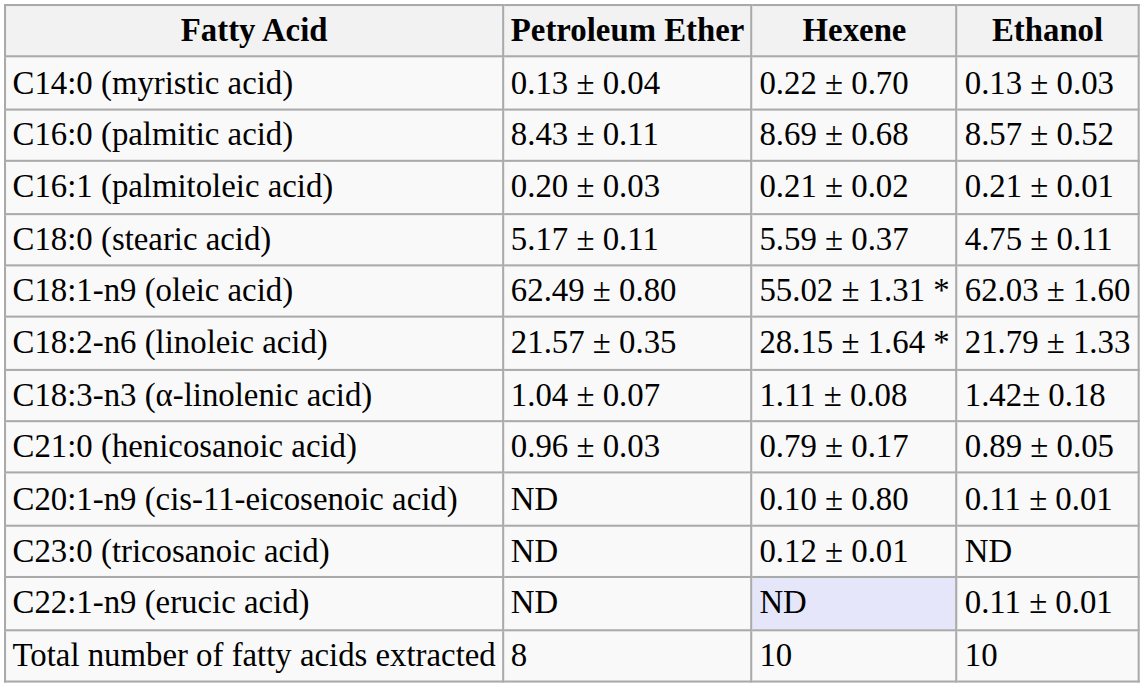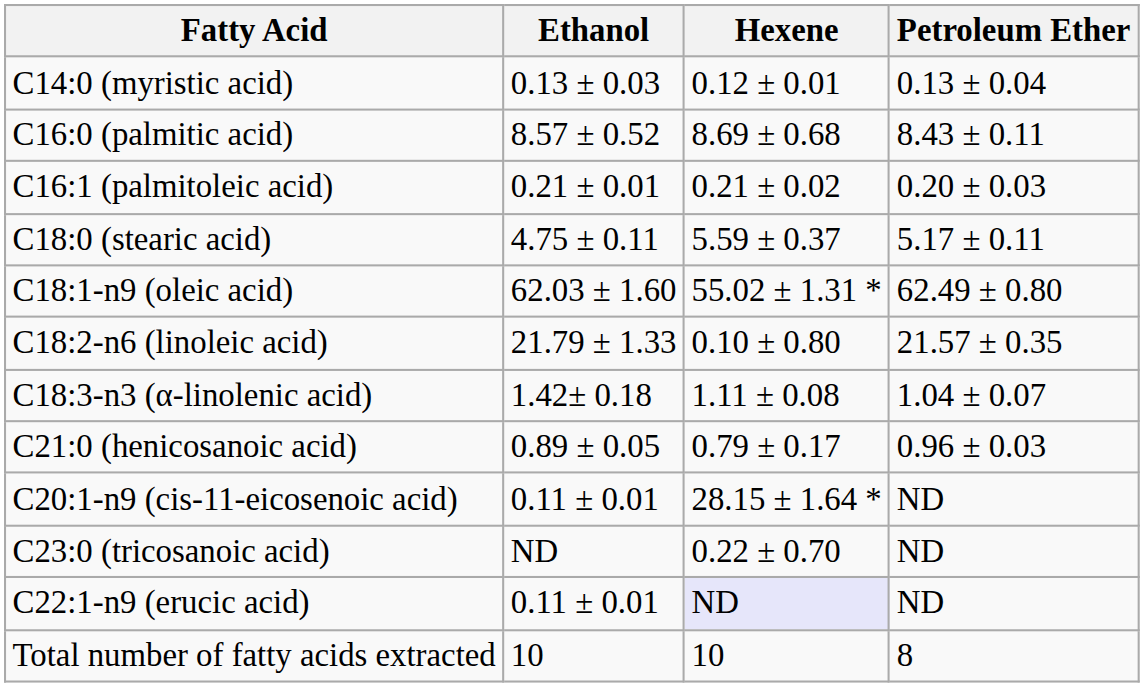columns swapped: (628, 30) <-> (1048, 30)
(834, 82) 0.22 ± 0.70 -> (766, 82) 0.12 ± 0.01
(855, 342) 28.15 ± 1.64 * -> (766, 342) 0.10 ± 0.80
(834, 498) 0.10 ± 0.80 -> (787, 498) 28.15 ± 1.64 *
(834, 550) 0.12 ± 0.01 -> (766, 550) 0.22 ± 0.70
